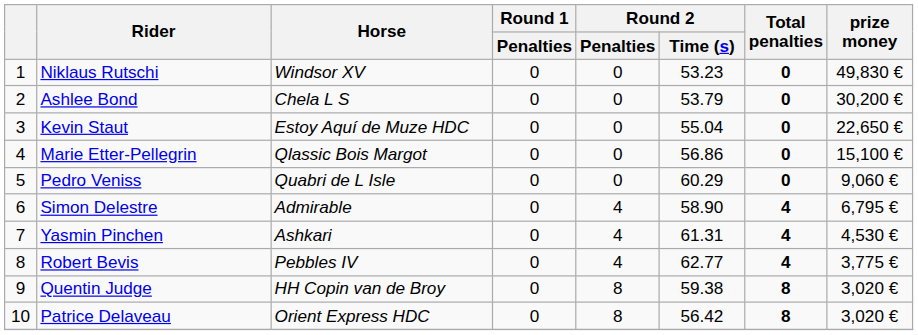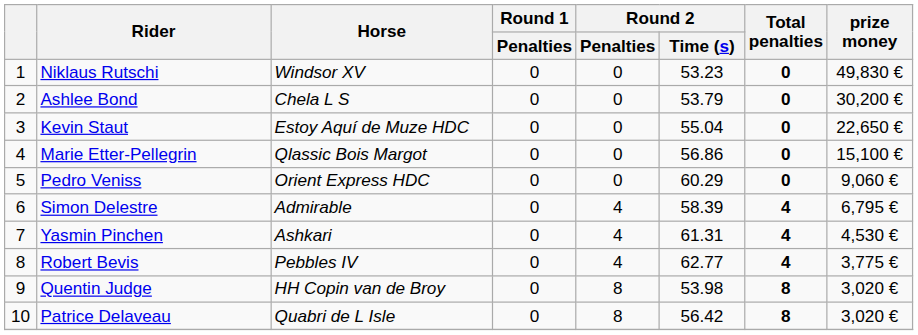(335, 181) Quabri de L Isle -> (352, 181) Orient Express HDC
(702, 208) 58.90 -> (702, 208) 58.39
(702, 289) 59.38 -> (702, 289) 53.98
(352, 316) Orient Express HDC -> (335, 316) Quabri de L Isle
